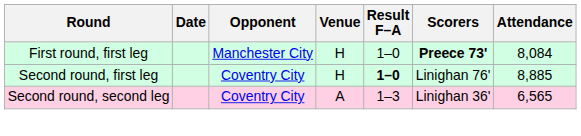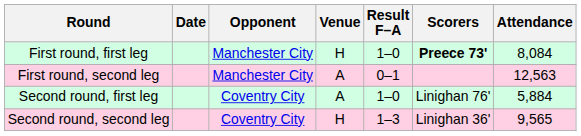+ row: (89, 75)
(340, 75) H -> (340, 97) A
(388, 75) bold -> (388, 97) normal
(535, 75) 8,885 -> (535, 97) 5,884
(340, 97) A -> (340, 119) H
(535, 97) 6,565 -> (535, 119) 9,565
